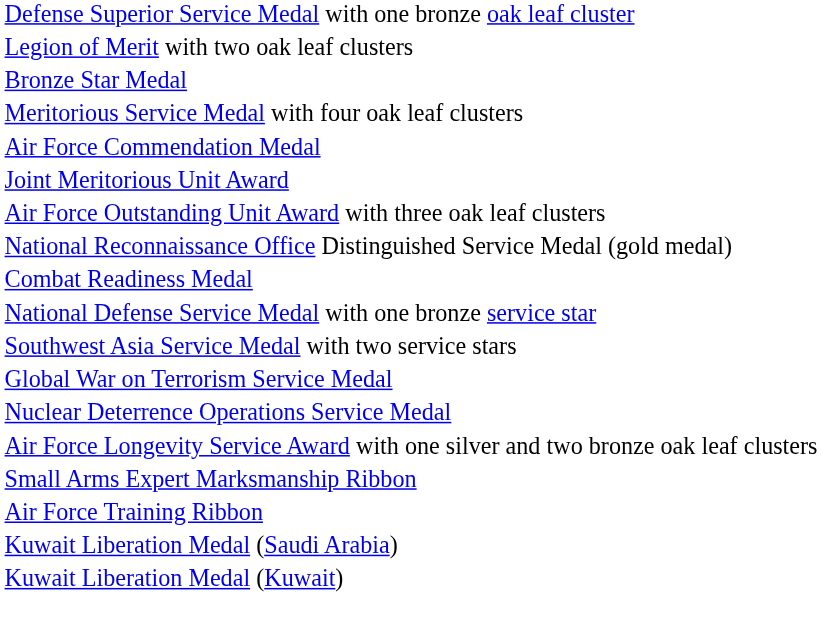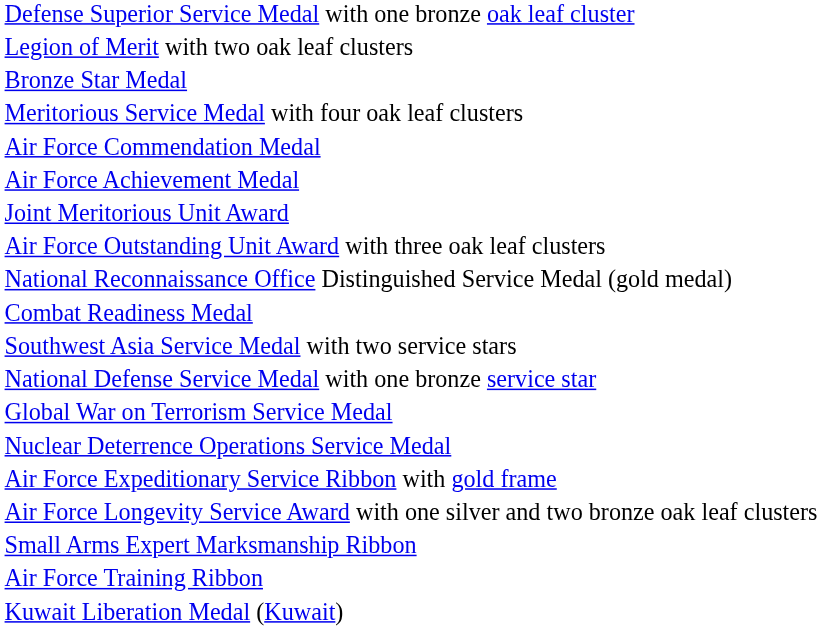+ row: (152, 179)
rows swapped: (300, 312) <-> (261, 346)
+ row: (281, 478)
- row: (201, 545)
